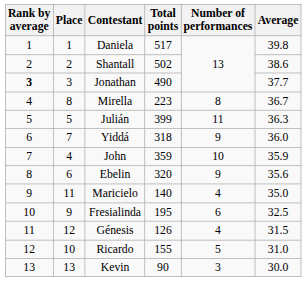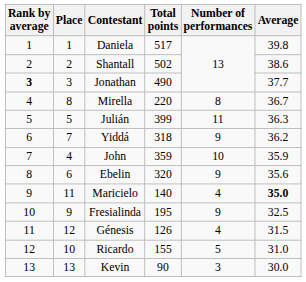(163, 100) 223 -> (163, 100) 220
(278, 138) 36.0 -> (278, 138) 36.2
(278, 193) normal -> (278, 193) bold
(218, 212) 6 -> (218, 212) 9
